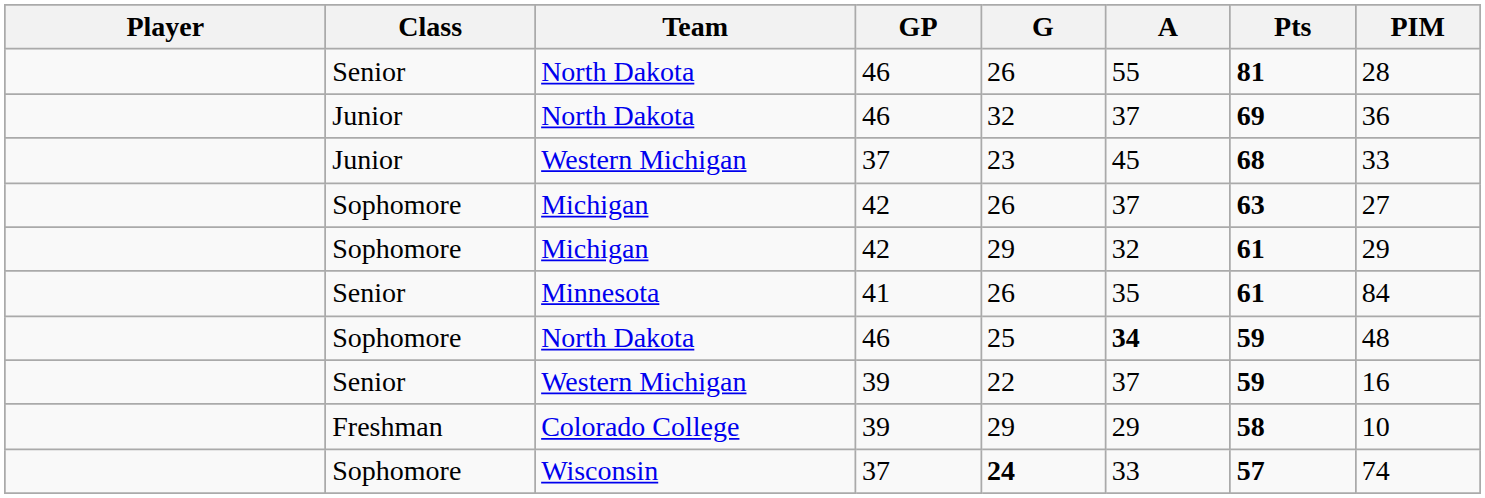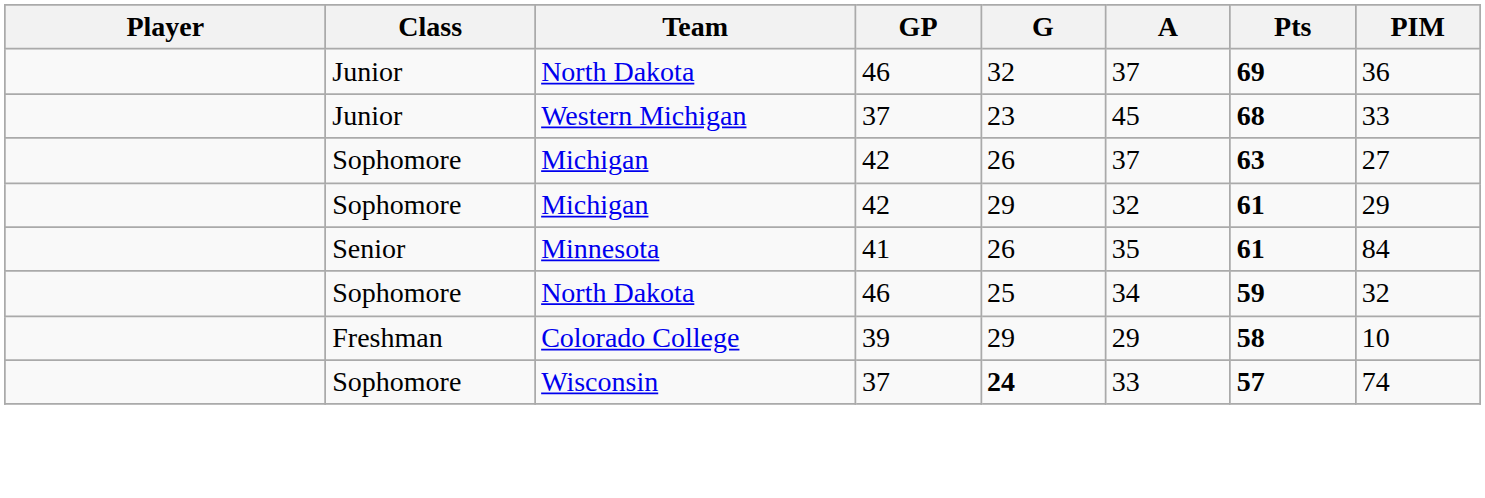- row: (369, 71)
(1126, 337) bold -> (1126, 293) normal
(1376, 337) 48 -> (1376, 293) 32
- row: (369, 381)
